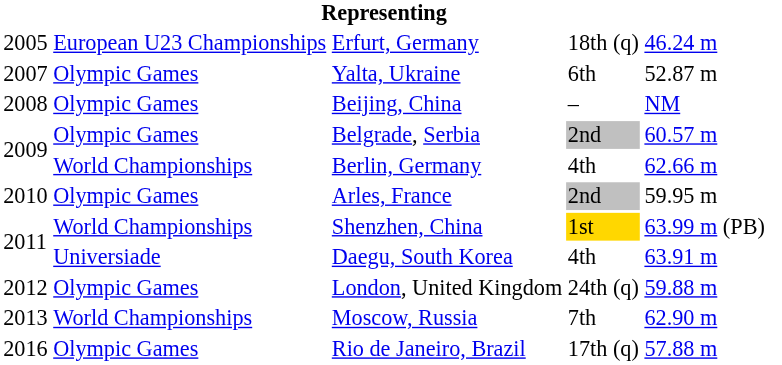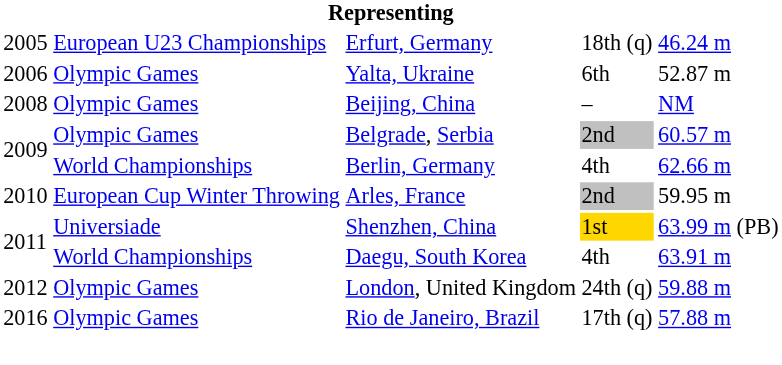(25, 73) 2007 -> (25, 73) 2006
(126, 195) Olympic Games -> (197, 195) European Cup Winter Throwing
(153, 226) World Championships -> (107, 226) Universiade
(107, 257) Universiade -> (153, 257) World Championships
- row: (405, 318)
